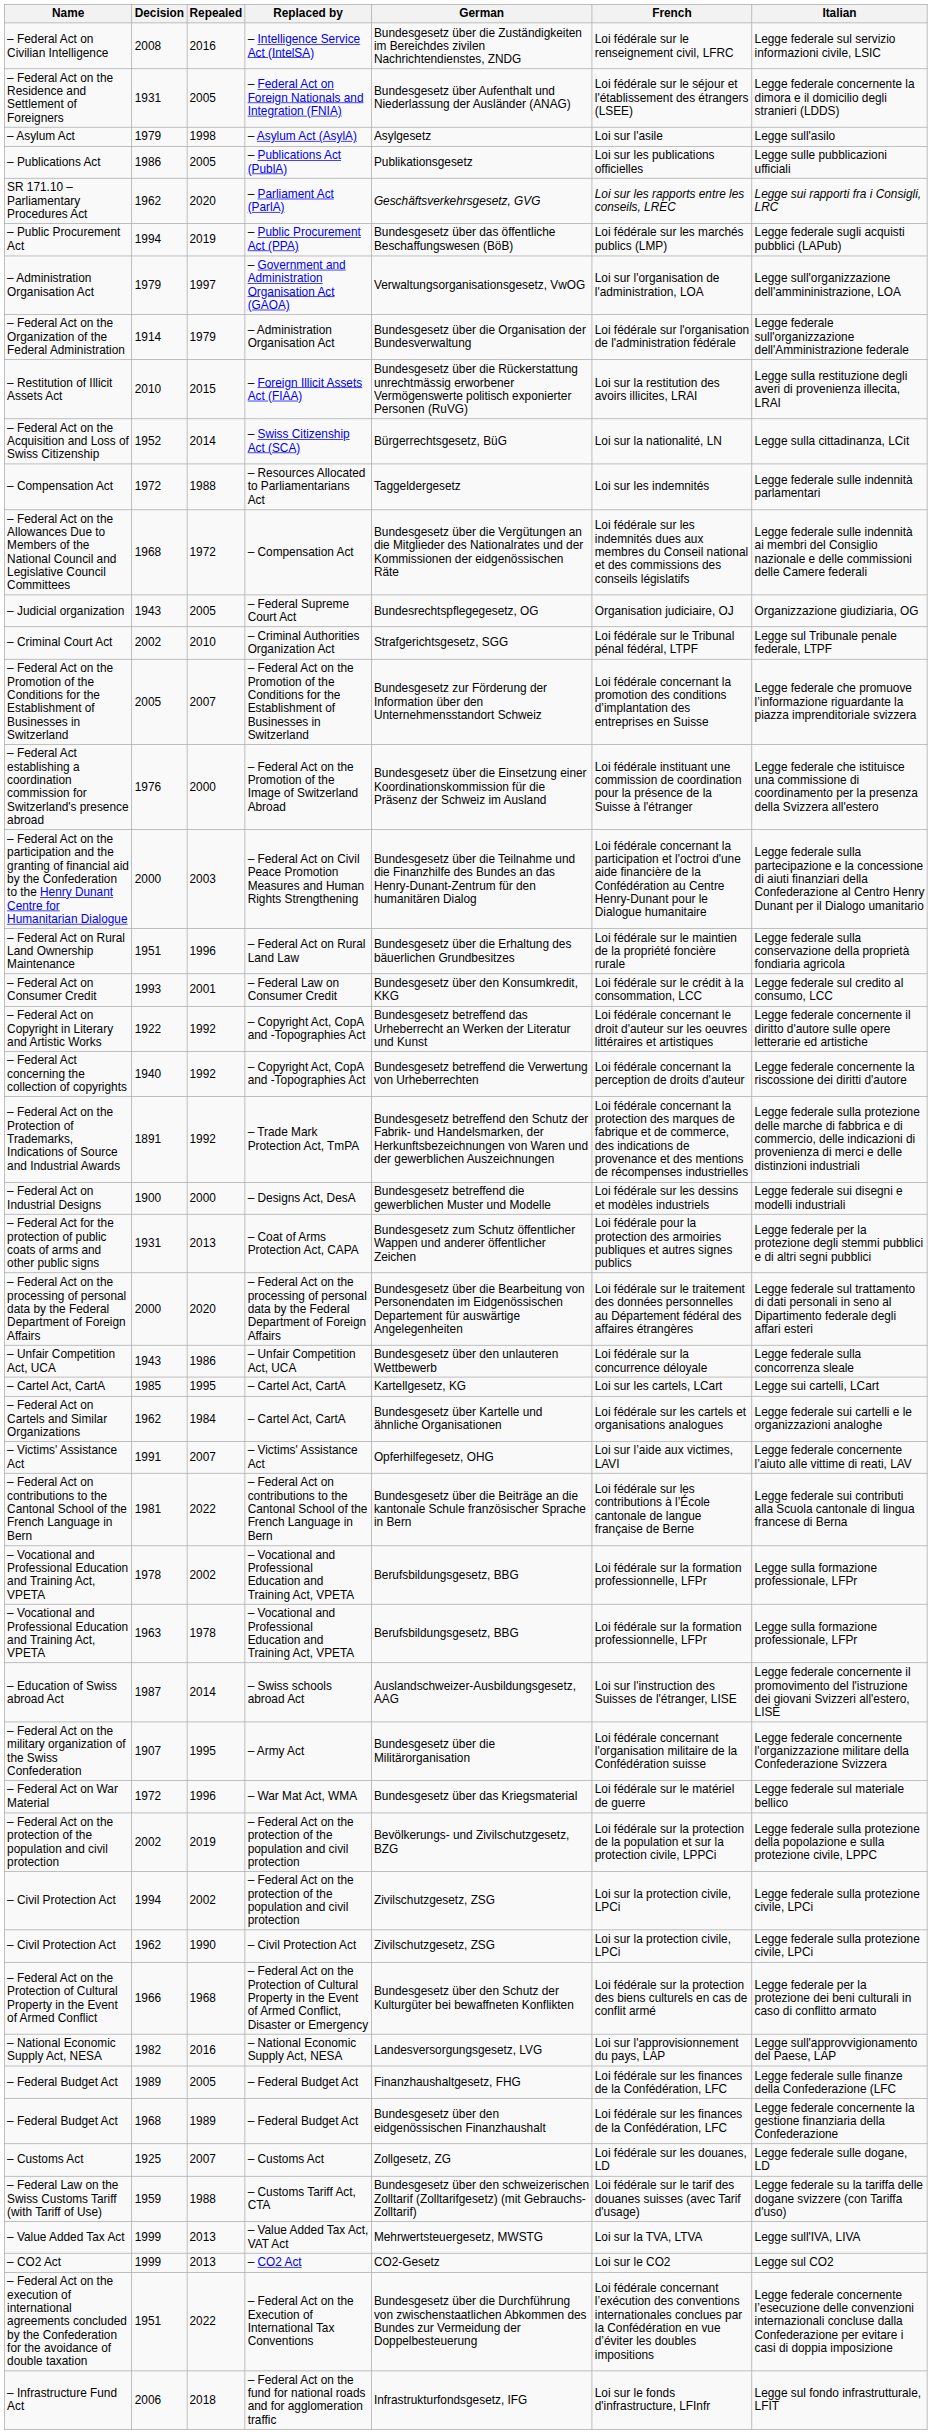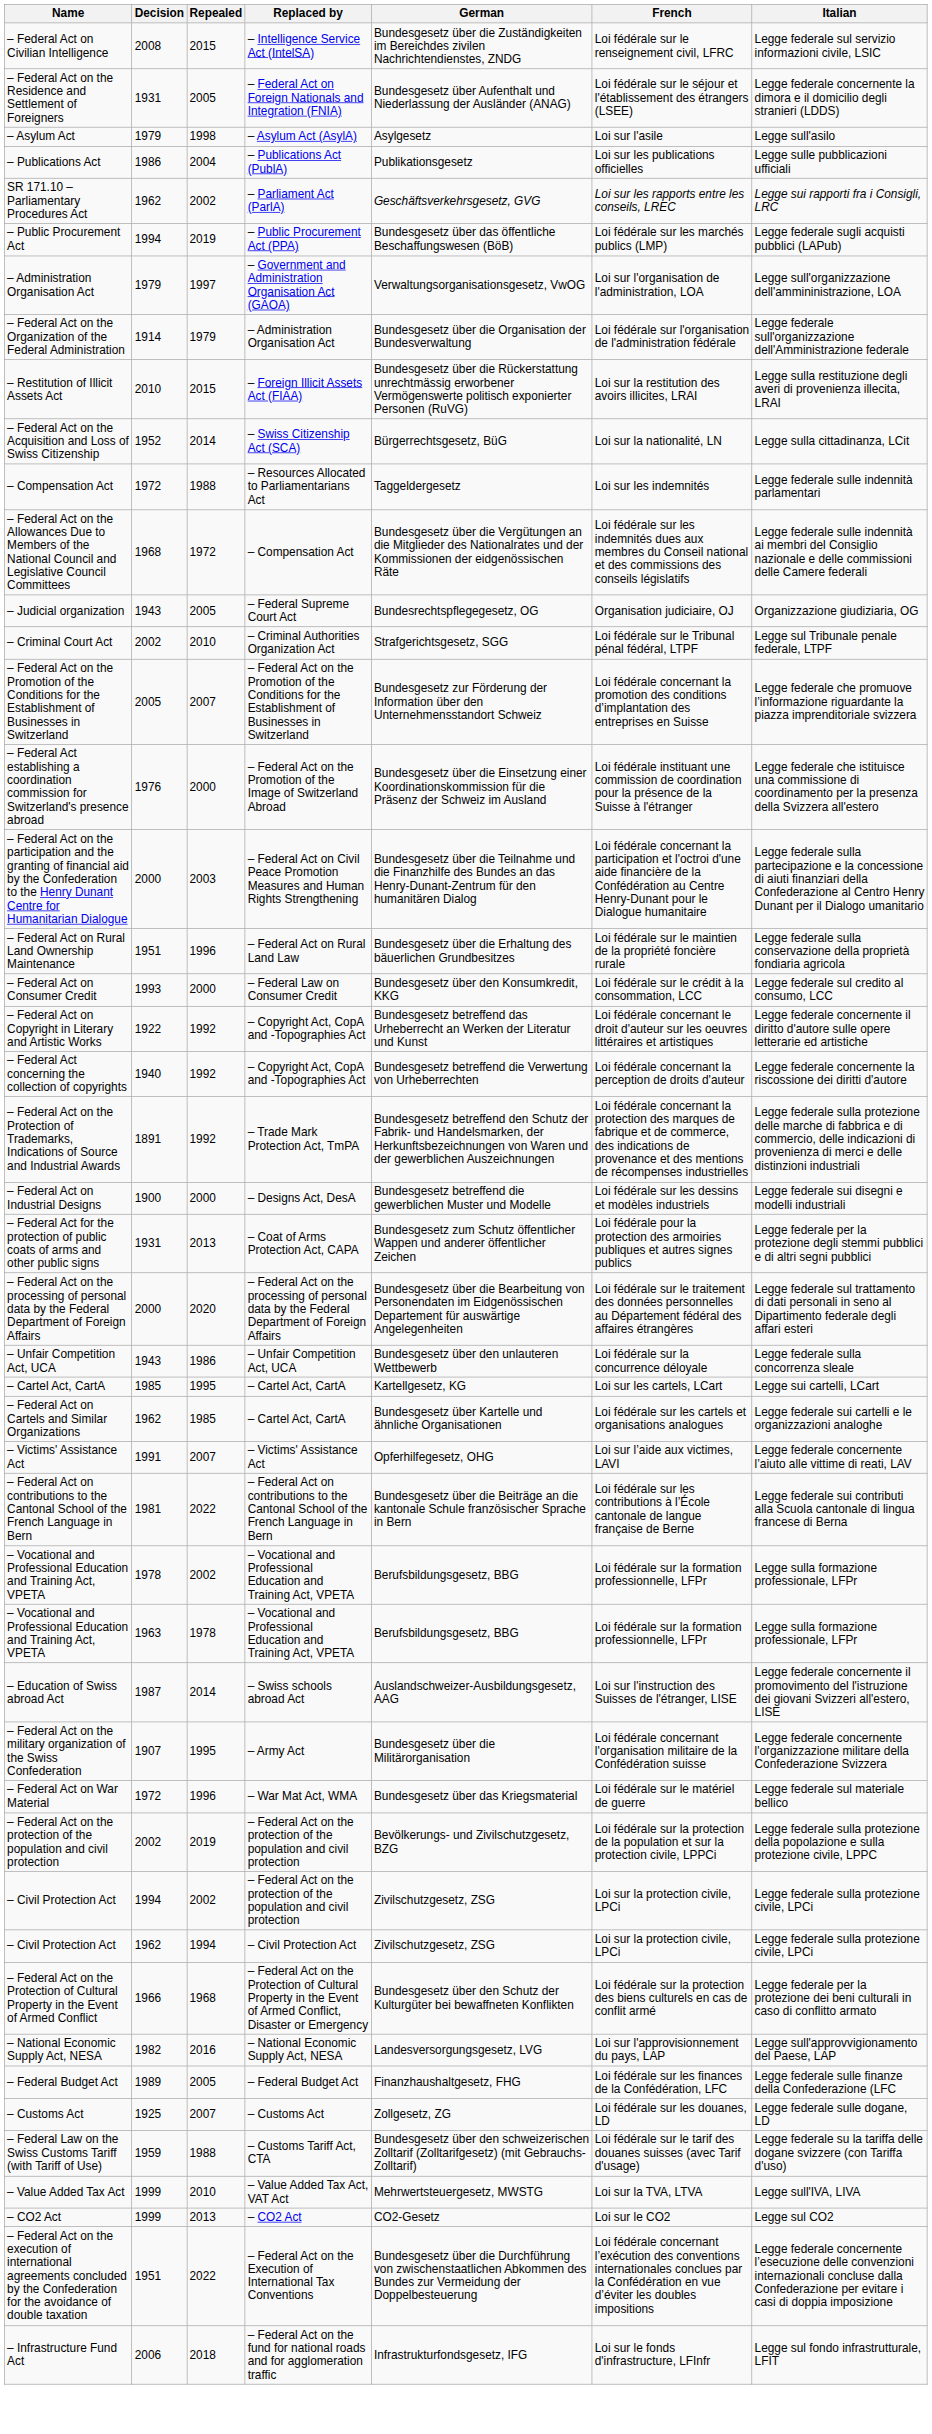(203, 45) 2016 -> (203, 45) 2015
(203, 162) 2005 -> (203, 162) 2004
(203, 201) 2020 -> (203, 201) 2002
(203, 990) 2001 -> (203, 990) 2000
(203, 1418) 1984 -> (203, 1418) 1985
(203, 1946) 1990 -> (203, 1946) 1994
- row: (62, 2121)
(203, 2237) 2013 -> (203, 2192) 2010
